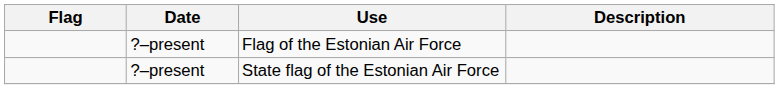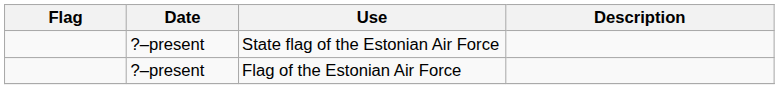rows swapped: (371, 70) <-> (352, 44)
